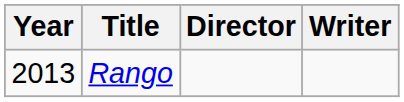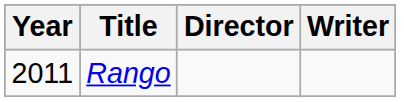(43, 72) 2013 -> (42, 72) 2011
